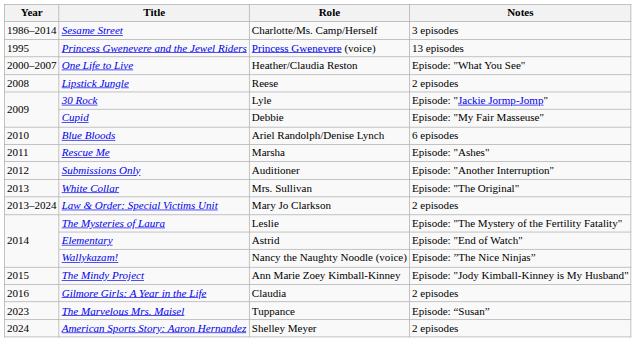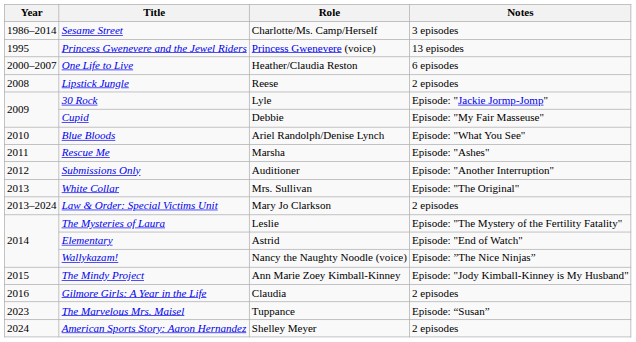(469, 65) Episode: "What You See" -> (435, 65) 6 episodes
(435, 135) 6 episodes -> (469, 135) Episode: "What You See"
